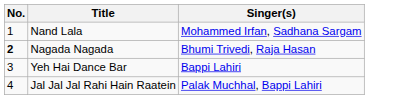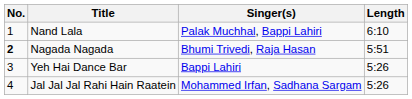+ column: (386, 13)
(271, 31) Mohammed Irfan, Sadhana Sargam -> (251, 31) Palak Muchhal, Bappi Lahiri
(251, 85) Palak Muchhal, Bappi Lahiri -> (271, 85) Mohammed Irfan, Sadhana Sargam
